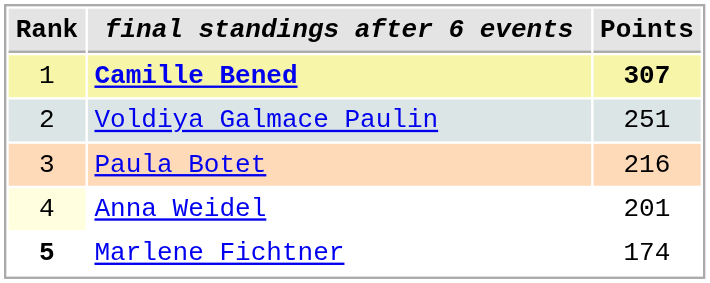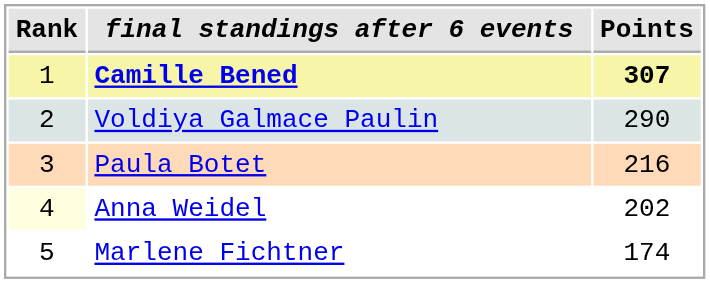(647, 120) 251 -> (647, 120) 290
(647, 209) 201 -> (647, 209) 202
(47, 253) bold -> (47, 253) normal
